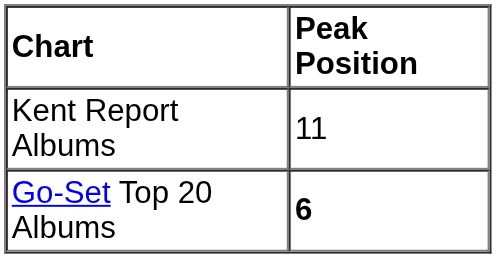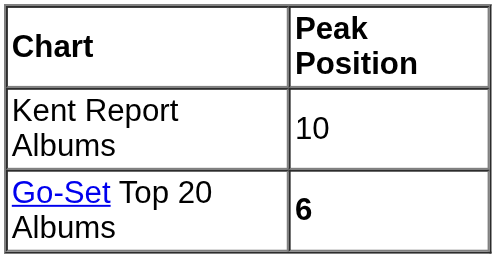(311, 128) 11 -> (312, 128) 10
